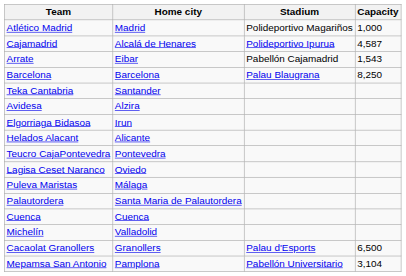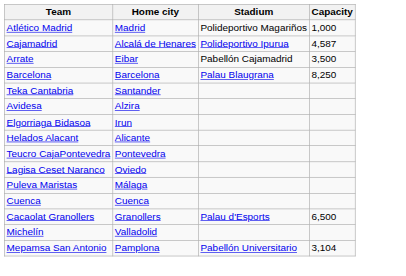(370, 59) 1,543 -> (324, 59) 3,500
- row: (35, 201)
rows swapped: (50, 248) <-> (25, 232)
